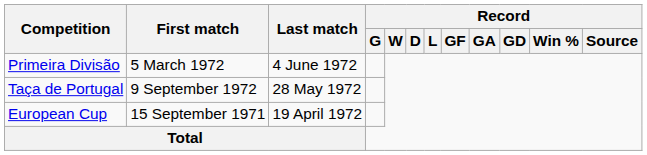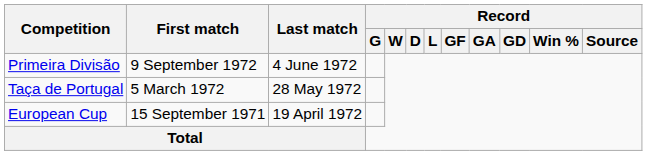(177, 65) 5 March 1972 -> (194, 65) 9 September 1972
(194, 89) 9 September 1972 -> (177, 89) 5 March 1972
